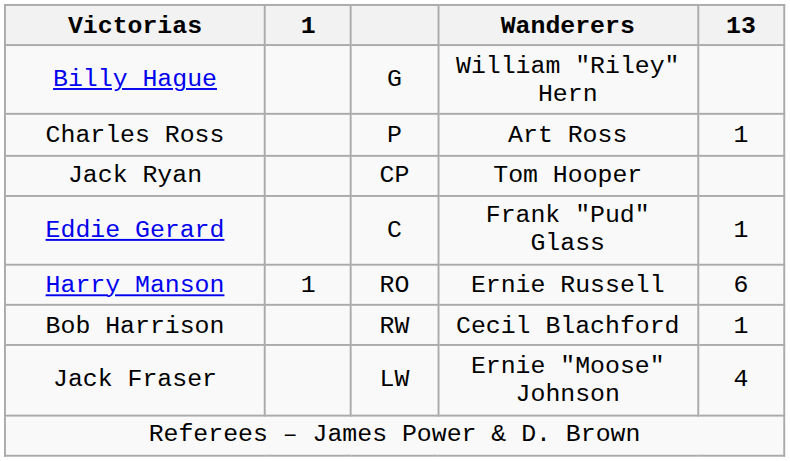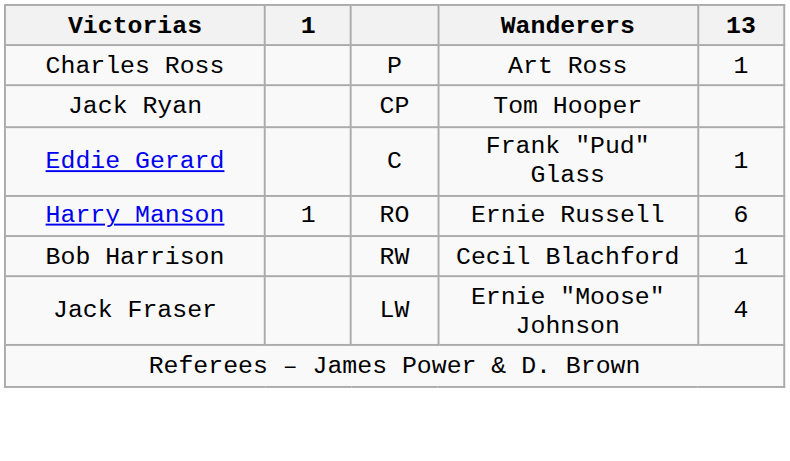- row: (135, 80)
